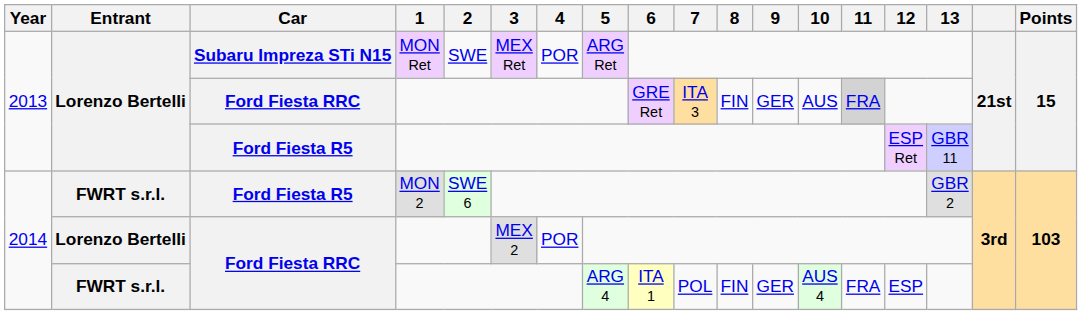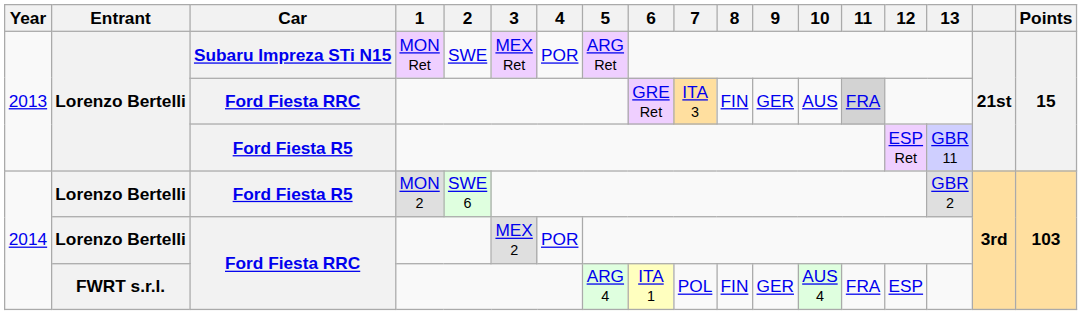(121, 193) FWRT s.r.l. -> (121, 193) Lorenzo Bertelli
